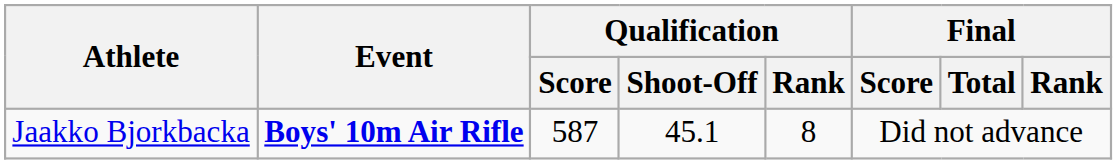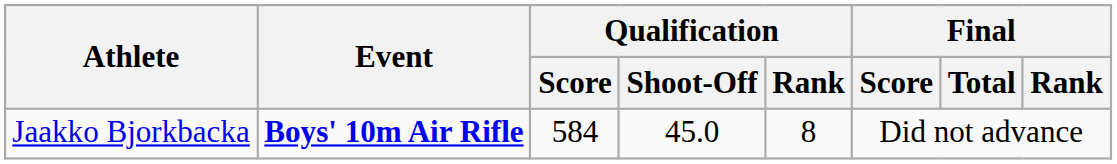(575, 133) 587 -> (575, 133) 584
(692, 133) 45.1 -> (692, 133) 45.0
